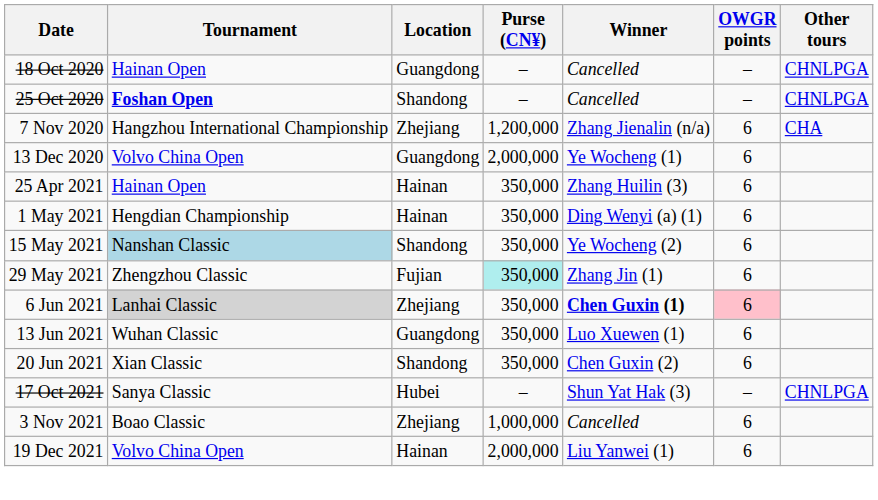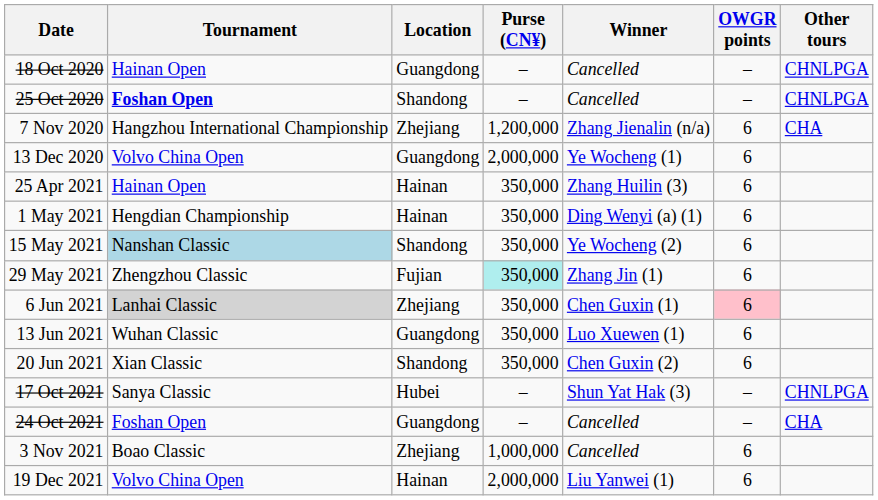(626, 304) bold -> (623, 304) normal
+ row: (60, 421)
